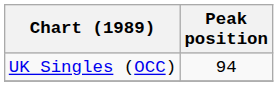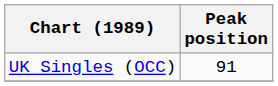(226, 67) 94 -> (226, 67) 91
